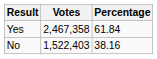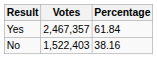(66, 29) 2,467,358 -> (66, 29) 2,467,357
